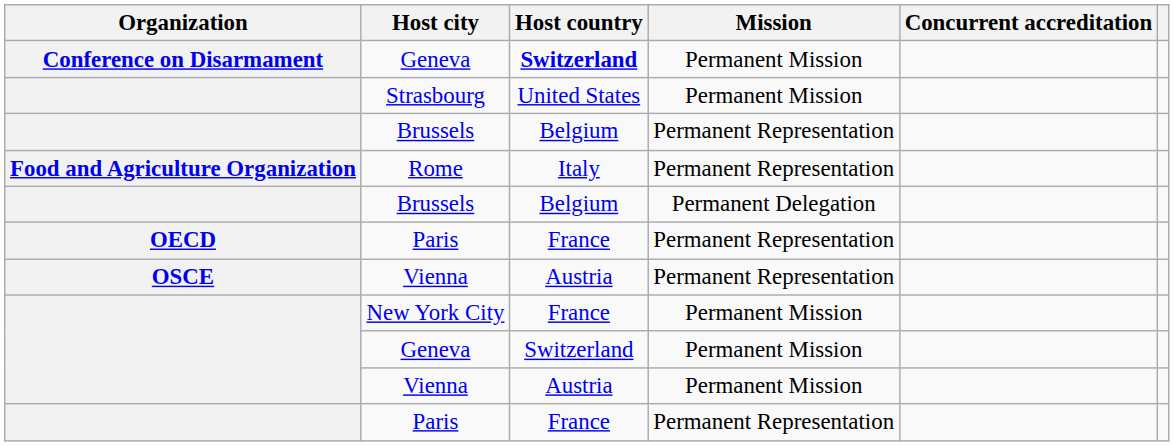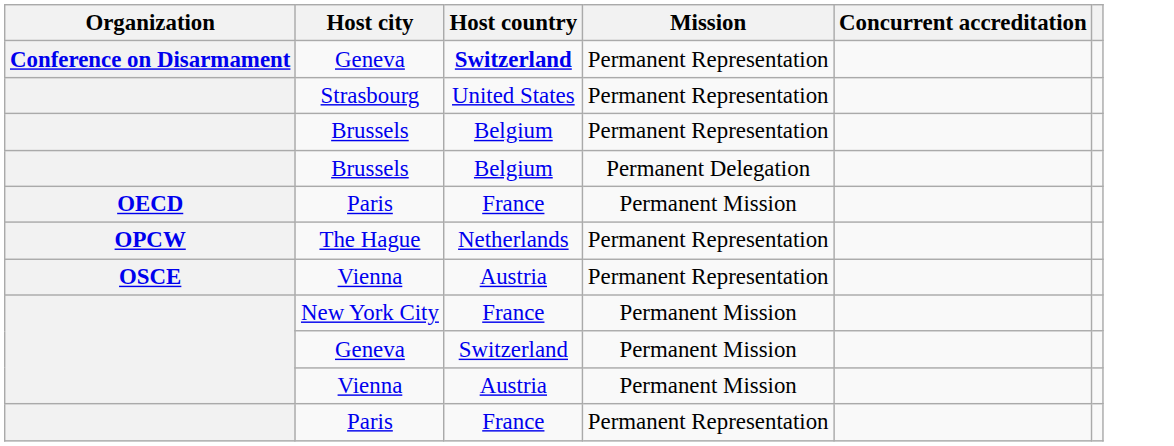(774, 58) Permanent Mission -> (708, 58) Permanent Representation
(774, 95) Permanent Mission -> (708, 95) Permanent Representation
- row: (183, 167)
(774, 240) Permanent Representation -> (708, 204) Permanent Mission
+ row: (150, 240)
